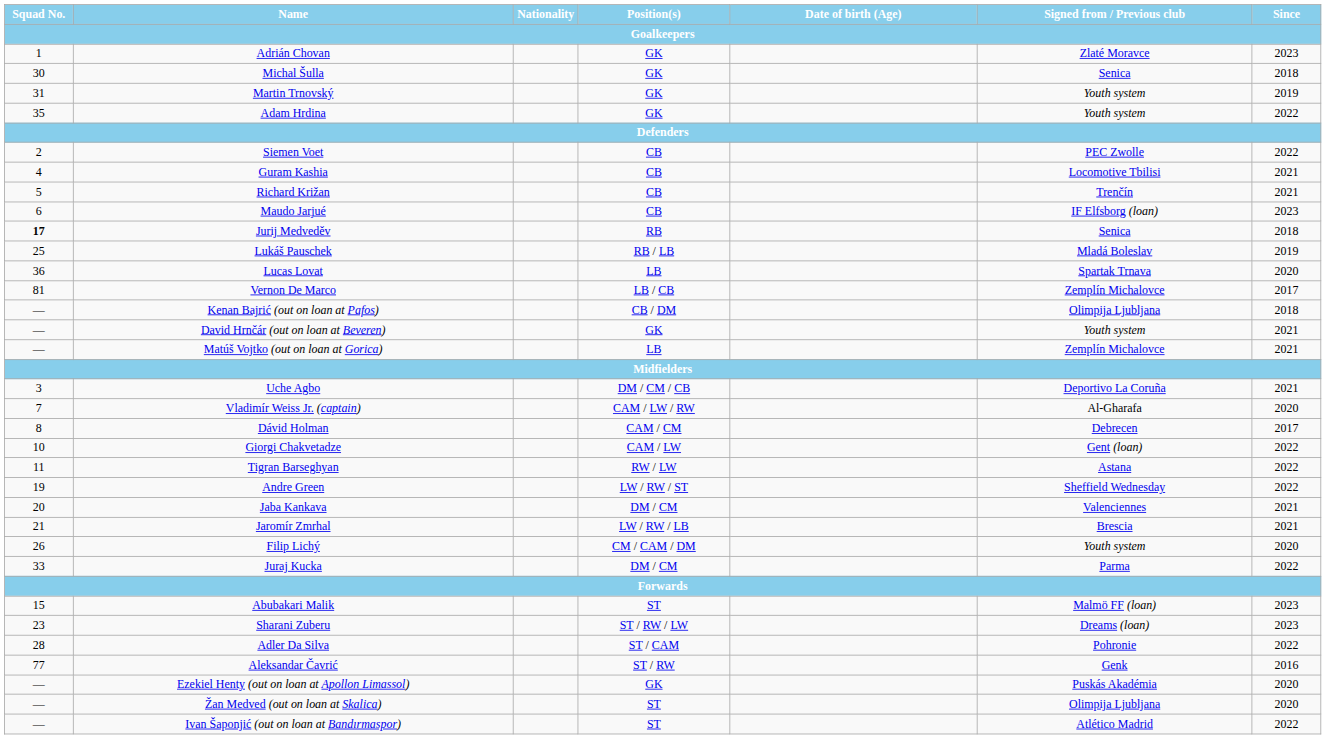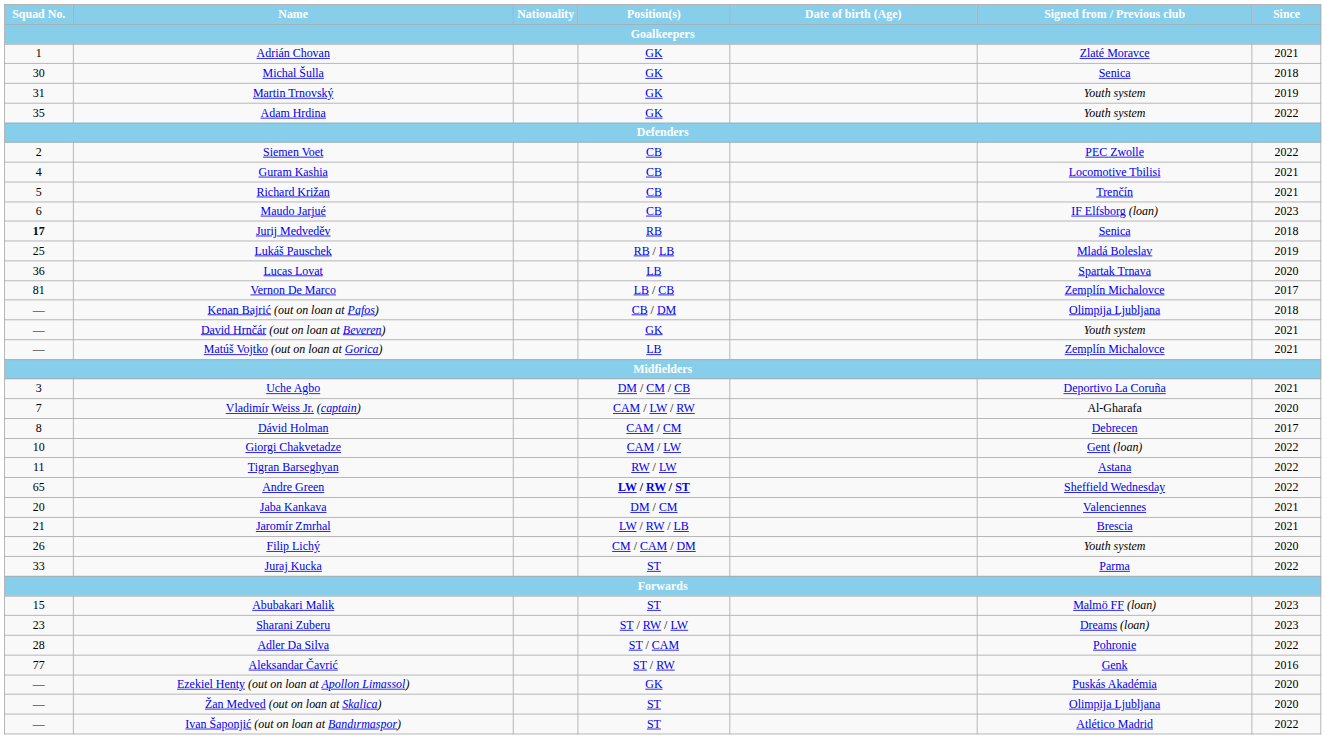(1287, 54) 2023 -> (1287, 54) 2021
(39, 487) 19 -> (39, 487) 65
(654, 487) normal -> (654, 487) bold
(654, 566) DM / CM -> (654, 566) ST
